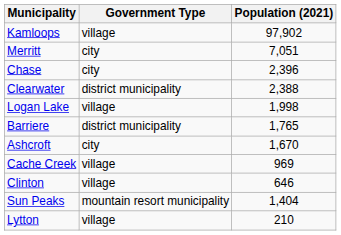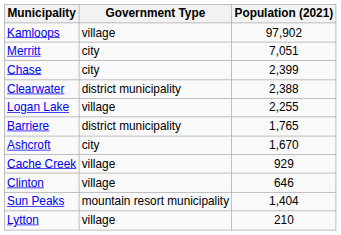(284, 70) 2,396 -> (284, 70) 2,399
(284, 107) 1,998 -> (284, 107) 2,255
(284, 164) 969 -> (284, 164) 929
